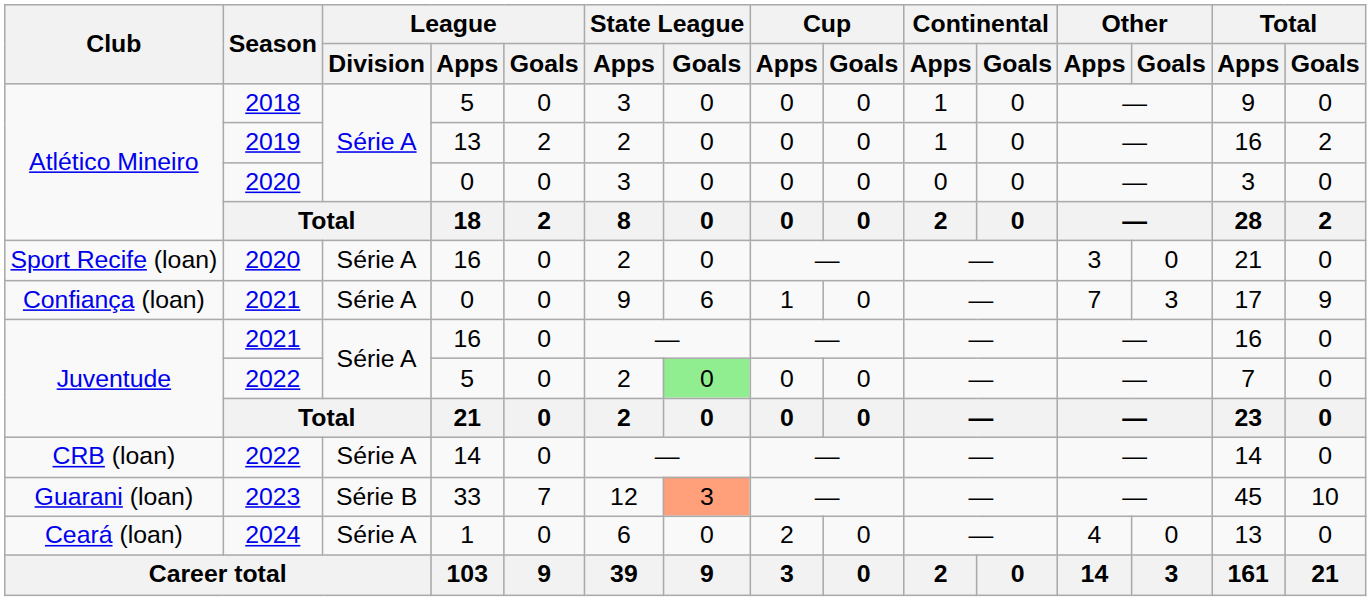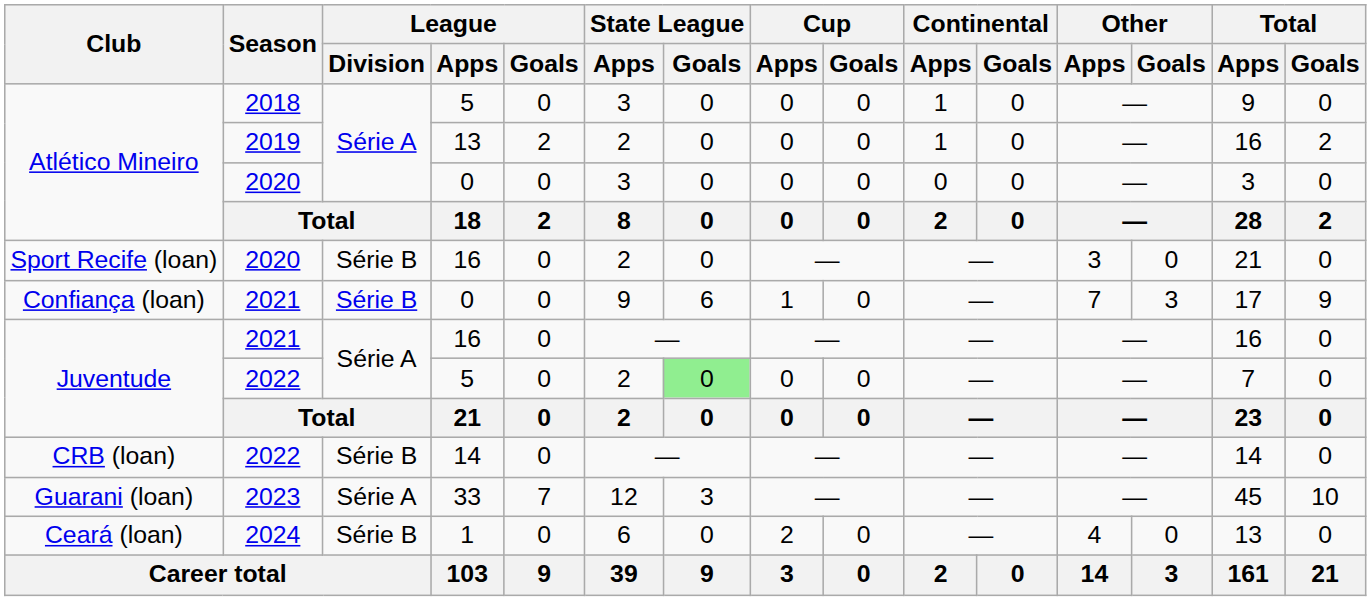(377, 260) Série A -> (377, 260) Série B
(377, 299) Série A -> (377, 299) Série B
(377, 456) Série A -> (377, 456) Série B
(377, 496) Série B -> (377, 496) Série A
(707, 496) lightsalmon background -> (707, 496) no background
(377, 535) Série A -> (377, 535) Série B
